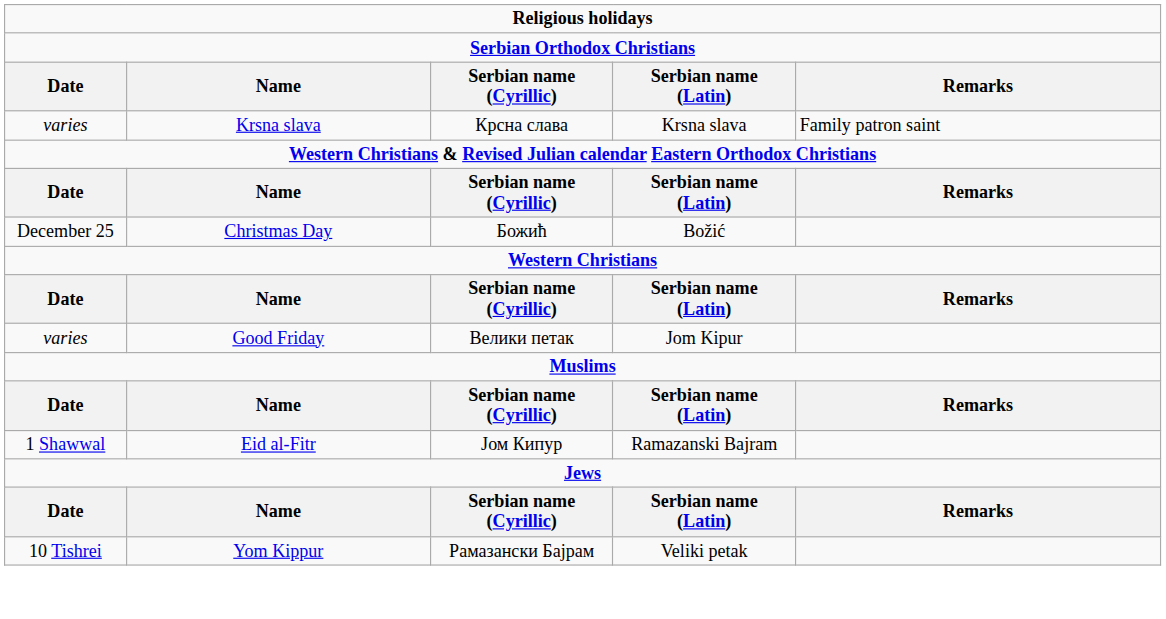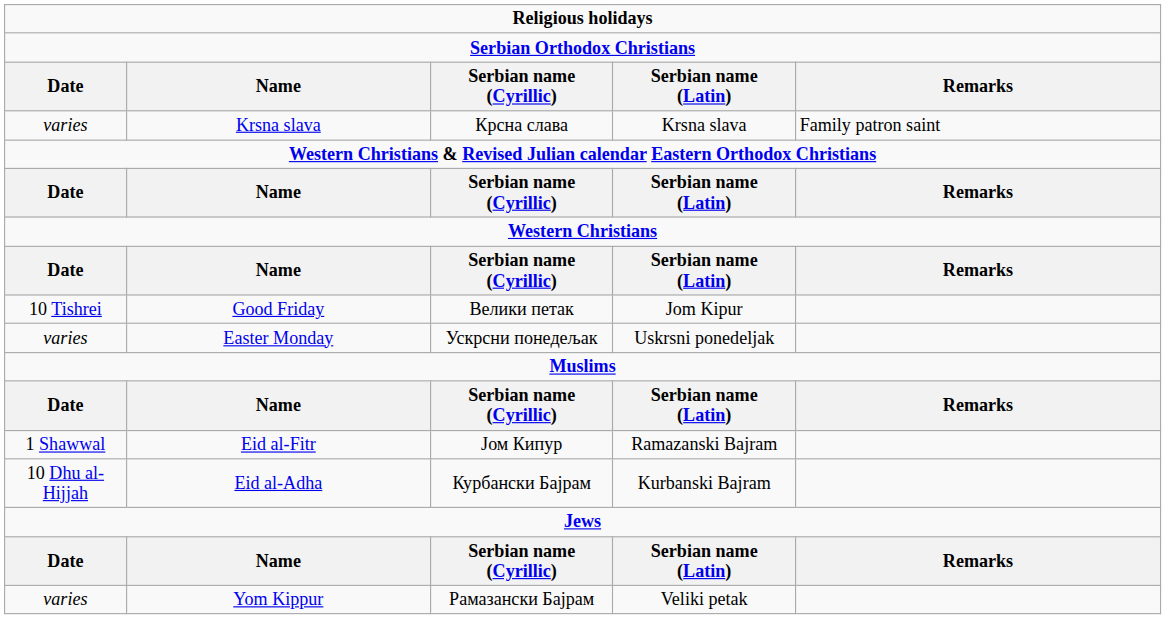- row: (278, 231)
(65, 337) varies -> (65, 309) 10 Tishrei
+ row: (278, 337)
+ row: (278, 483)
(65, 550) 10 Tishrei -> (65, 599) varies
